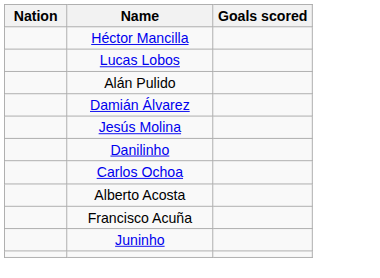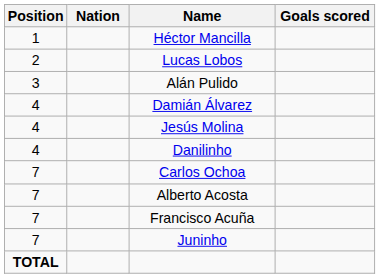+ column: (36, 16)
